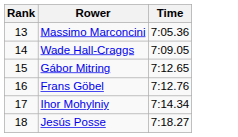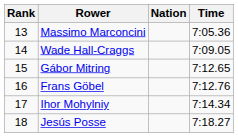+ column: (169, 13)
